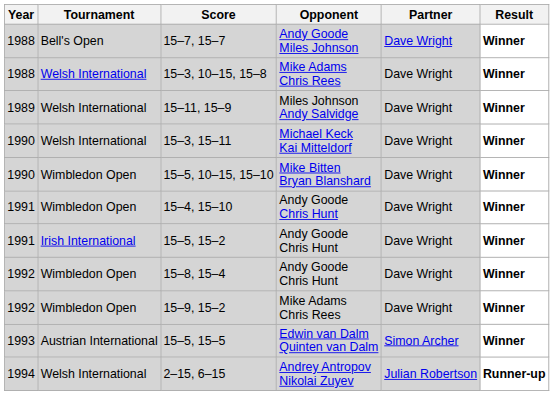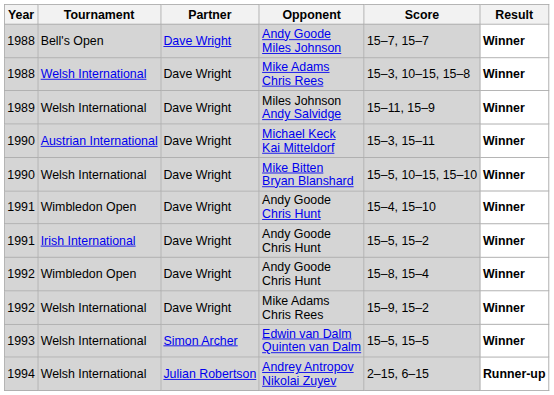columns swapped: (431, 15) <-> (218, 15)
(94, 141) Welsh International -> (99, 141) Austrian International
(88, 174) Wimbledon Open -> (94, 174) Welsh International
(88, 308) Wimbledon Open -> (94, 308) Welsh International
(99, 341) Austrian International -> (94, 341) Welsh International
